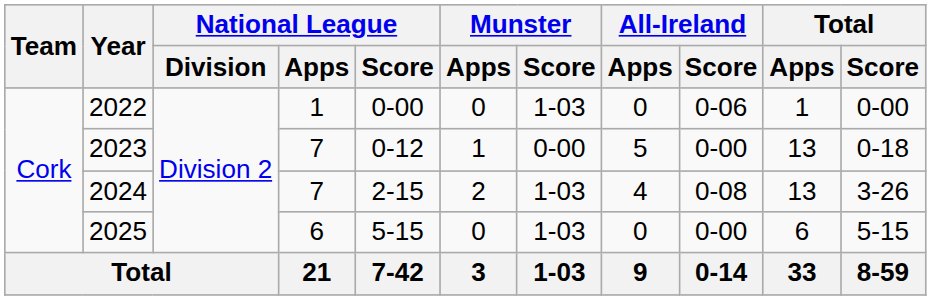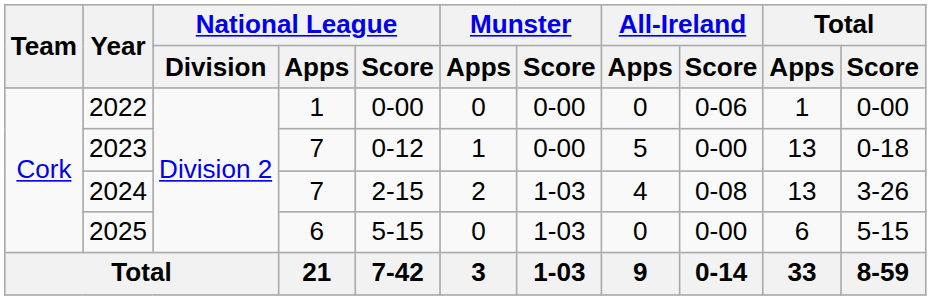(559, 107) 1-03 -> (559, 107) 0-00
